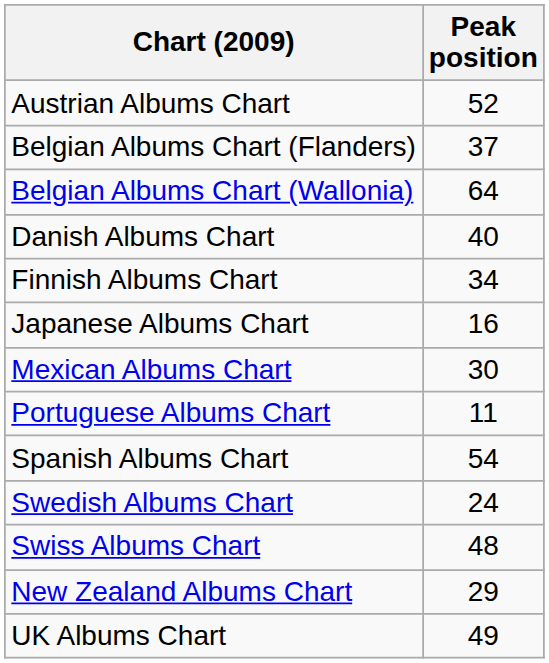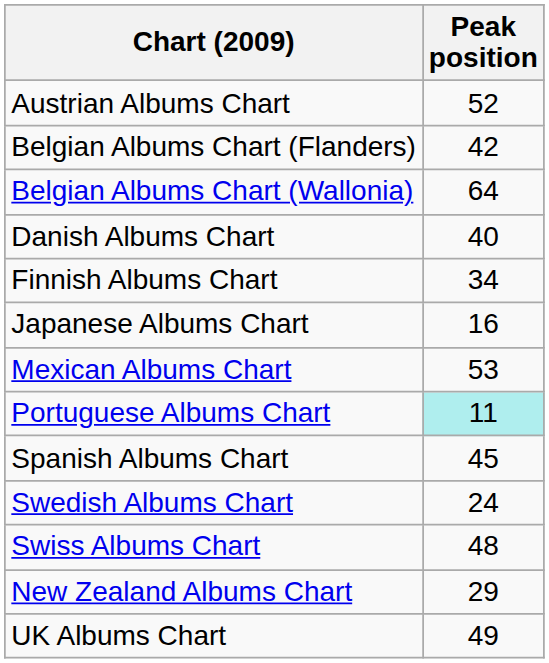(483, 147) 37 -> (483, 147) 42
(483, 369) 30 -> (483, 369) 53
(483, 413) no background -> (483, 413) paleturquoise background
(483, 457) 54 -> (483, 457) 45
